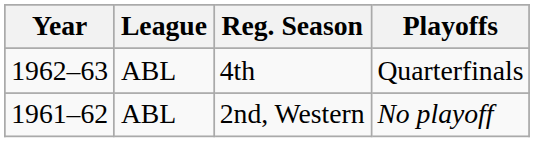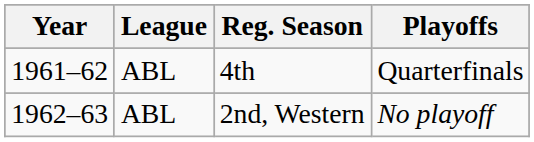(60, 70) 1962–63 -> (60, 70) 1961–62
(60, 114) 1961–62 -> (60, 114) 1962–63
